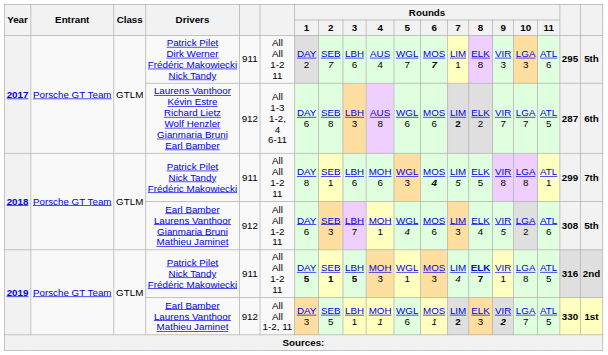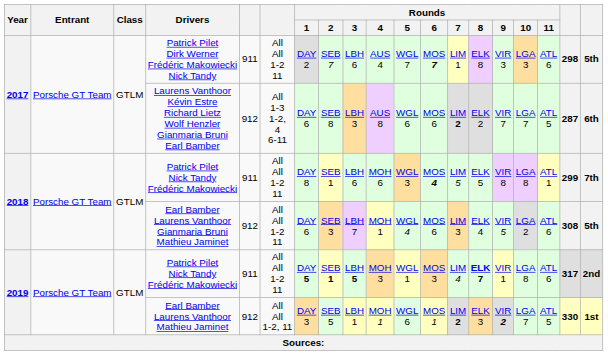(570, 60) 295 -> (570, 60) 298
(549, 274) ATL 5 -> (549, 274) ATL 6
(570, 274) 316 -> (570, 274) 317
